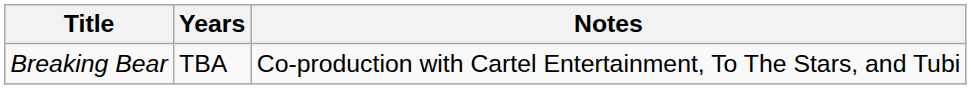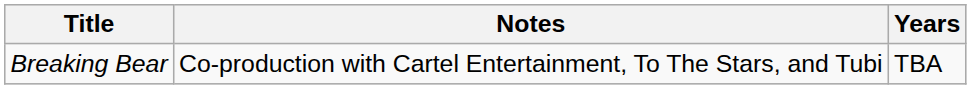columns swapped: (212, 24) <-> (608, 24)
